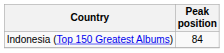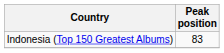(197, 39) 84 -> (197, 39) 83
